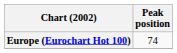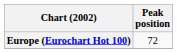(153, 40) 74 -> (153, 40) 72
